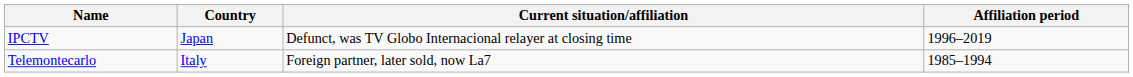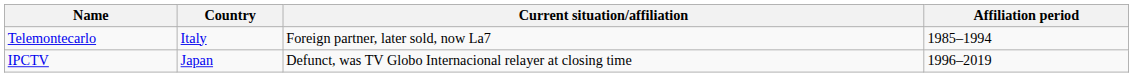rows swapped: (28, 38) <-> (52, 60)
